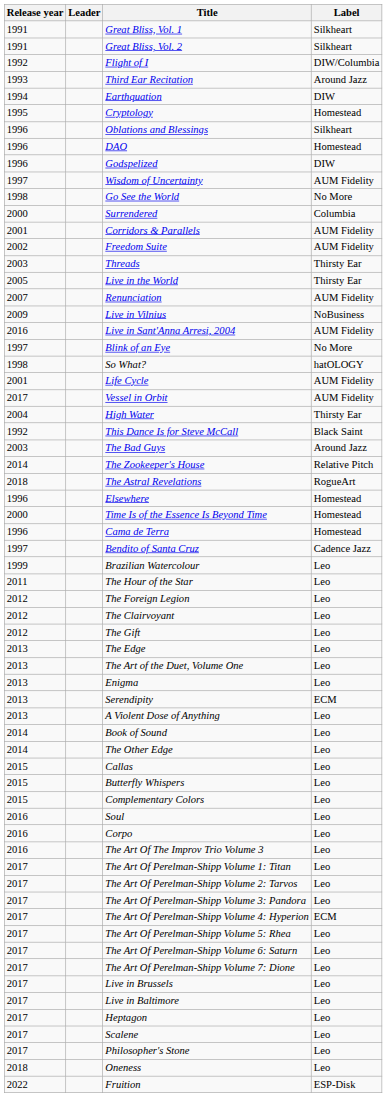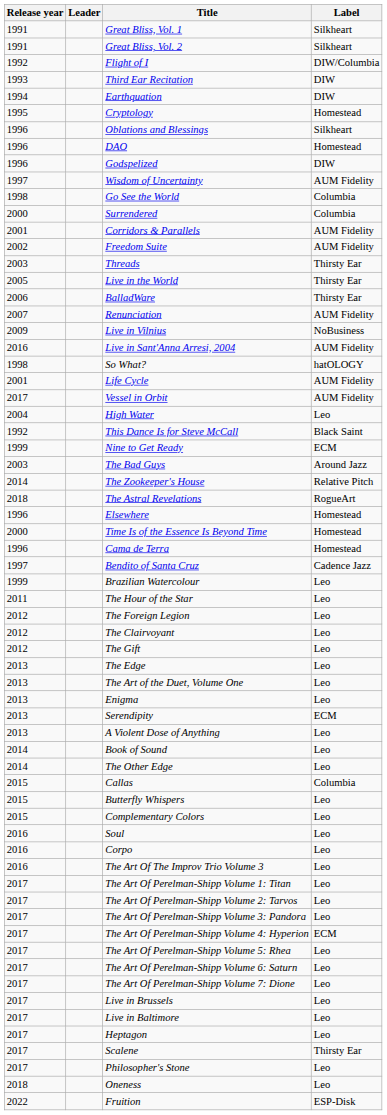(340, 79) Around Jazz -> (324, 79) DIW
(333, 197) No More -> (335, 197) Columbia
+ row: (130, 297)
- row: (138, 347)
(338, 414) Thirsty Ear -> (322, 414) Leo
+ row: (144, 448)
(322, 766) Leo -> (335, 783) Columbia
(322, 1034) Leo -> (338, 1051) Thirsty Ear
